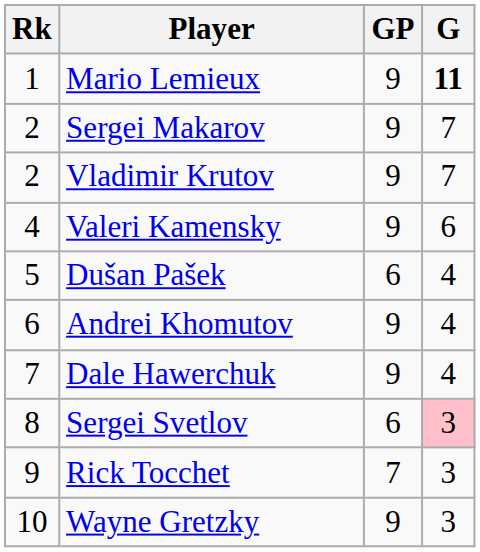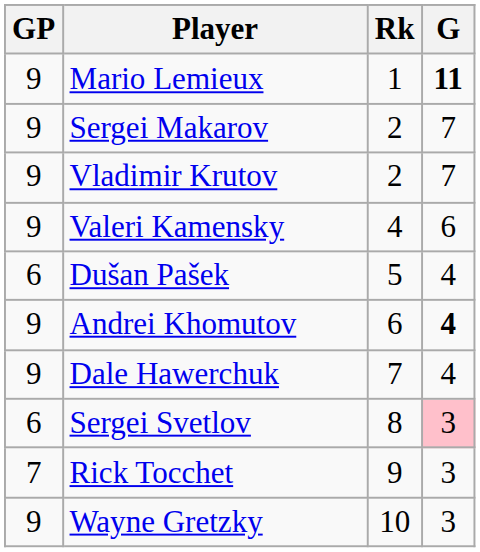columns swapped: (32, 29) <-> (393, 29)
(448, 324) normal -> (448, 324) bold
